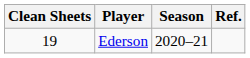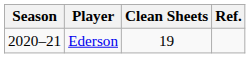columns swapped: (182, 16) <-> (50, 16)
